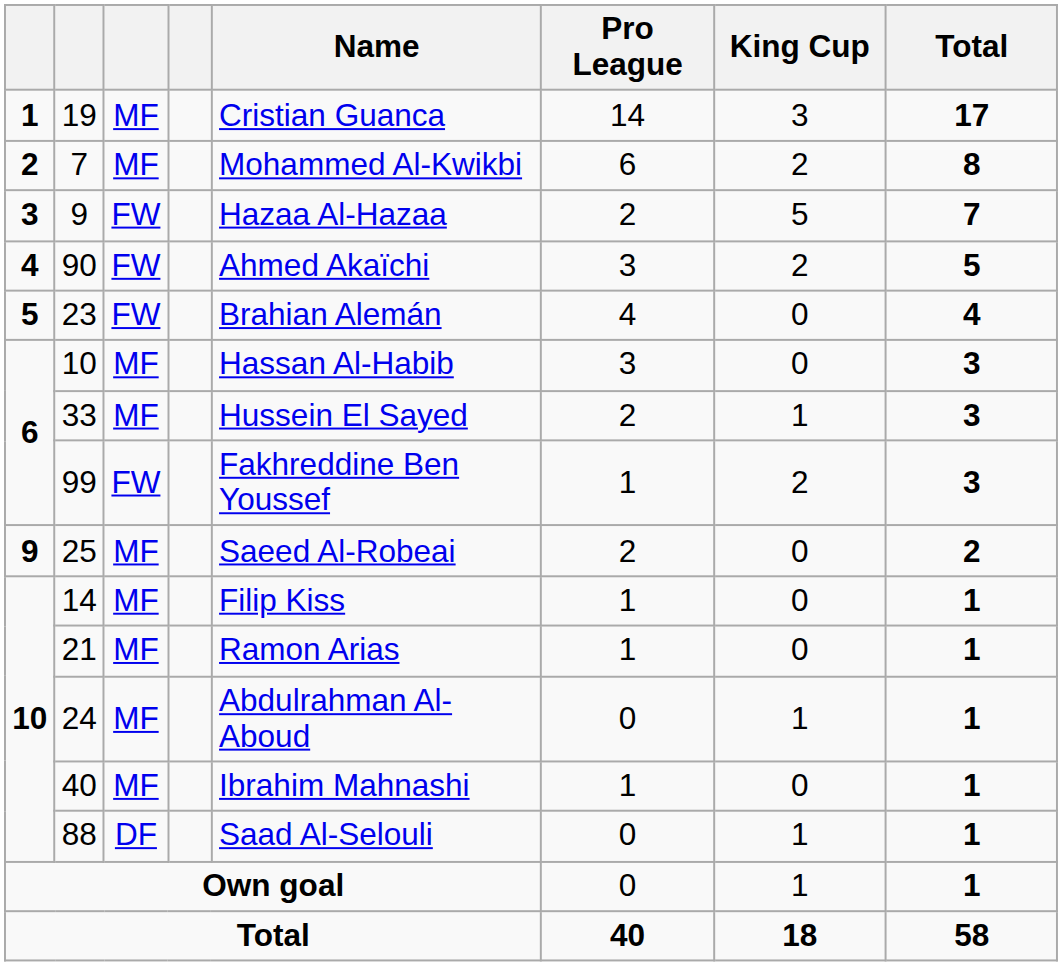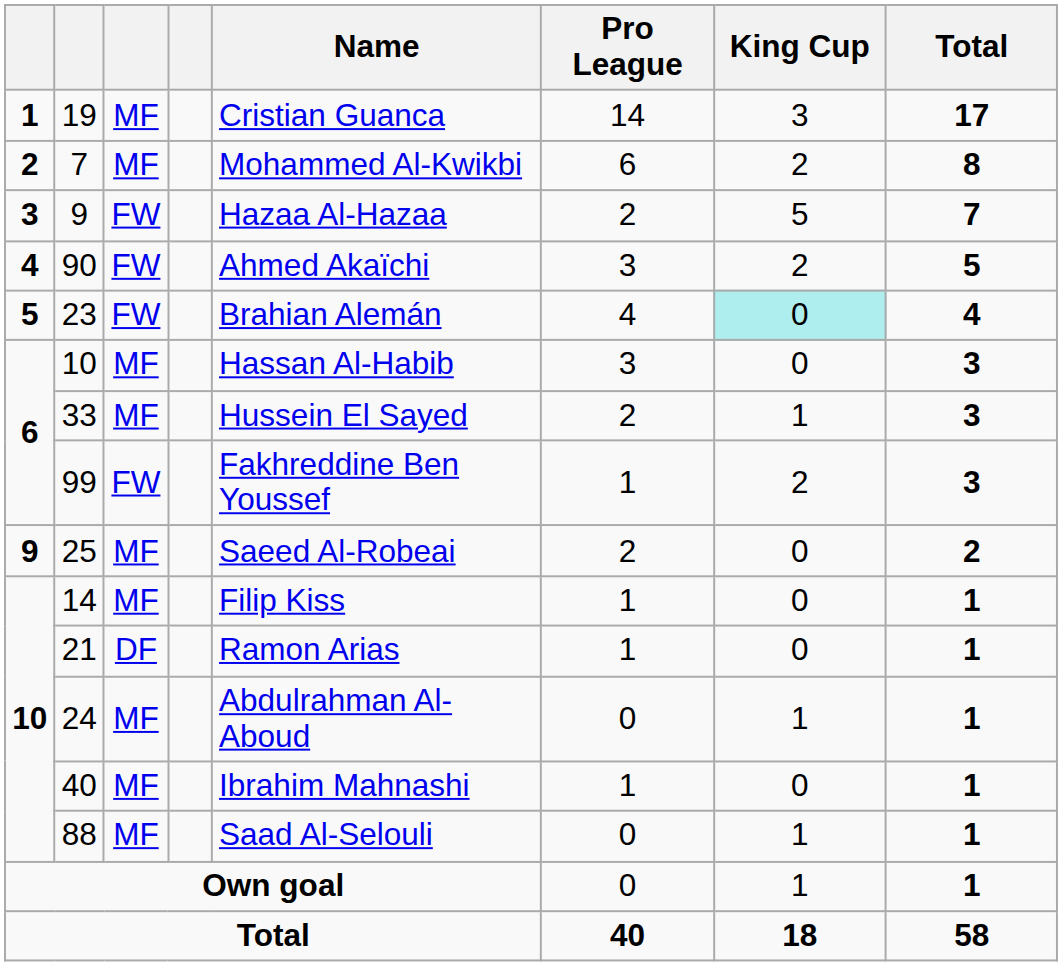(800, 314) no background -> (800, 314) paleturquoise background
(136, 650) MF -> (136, 650) DF
(136, 835) DF -> (136, 835) MF
